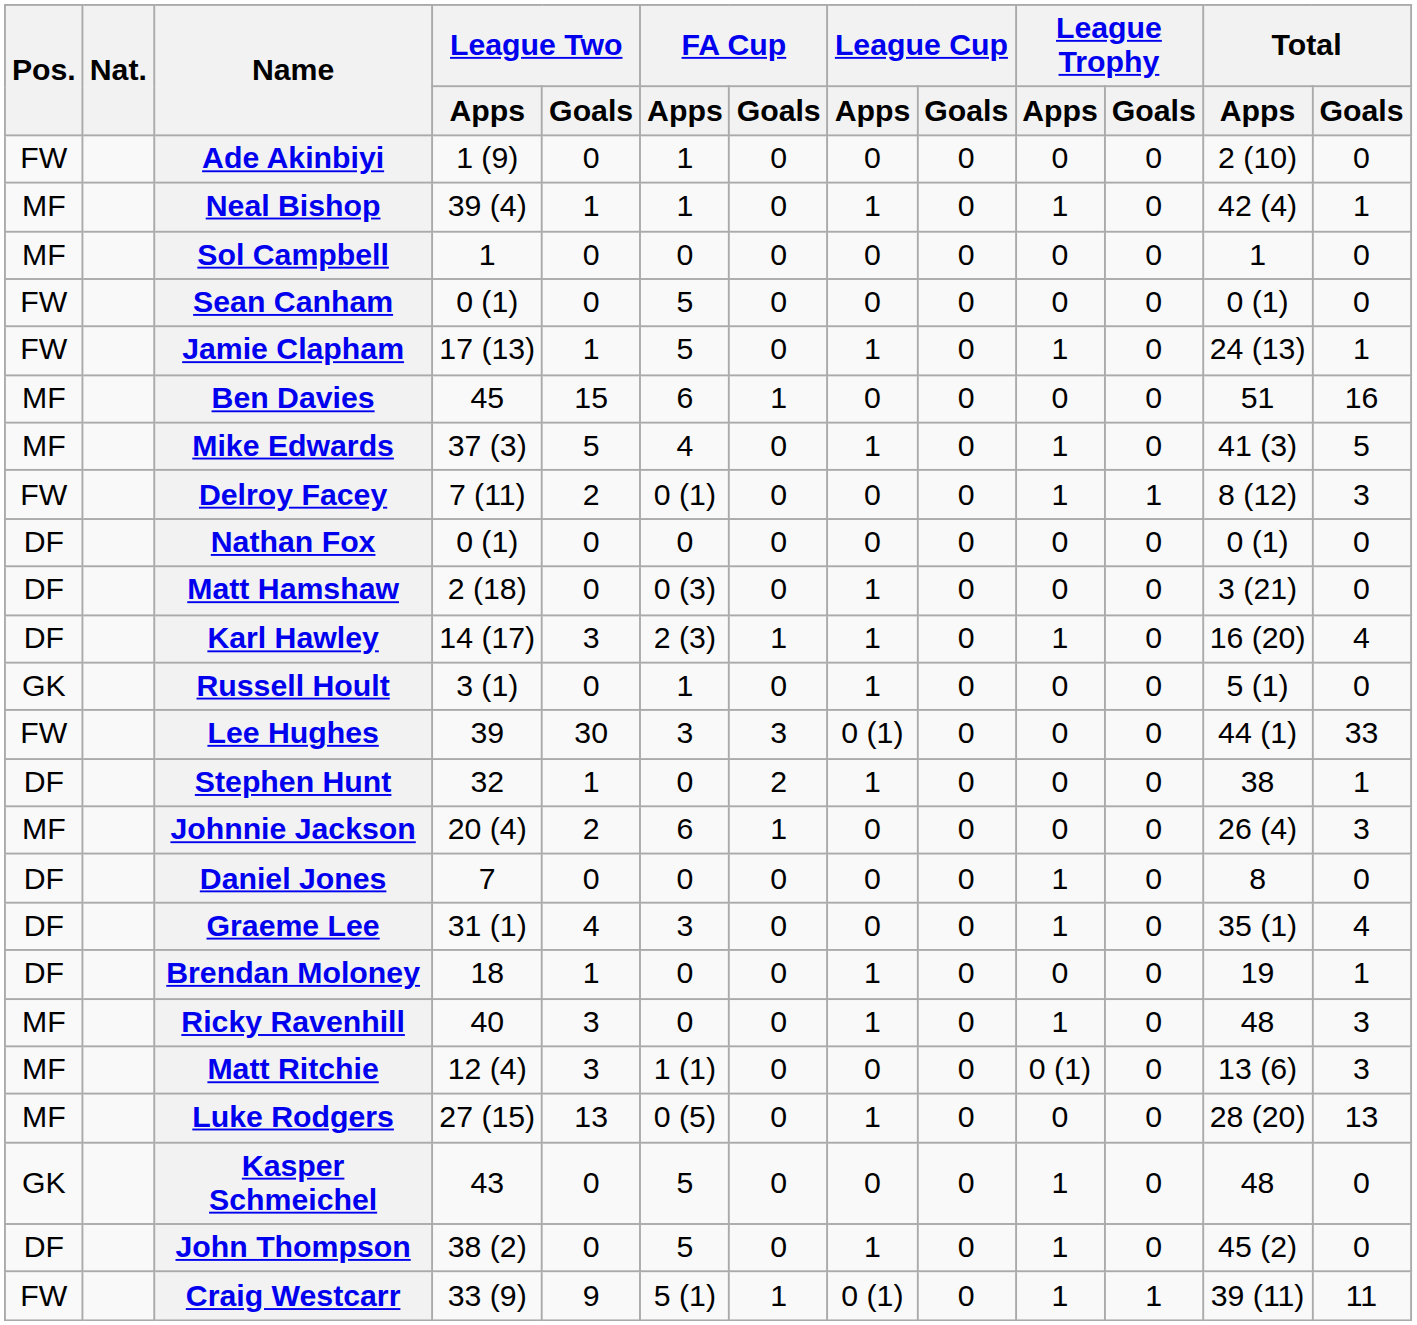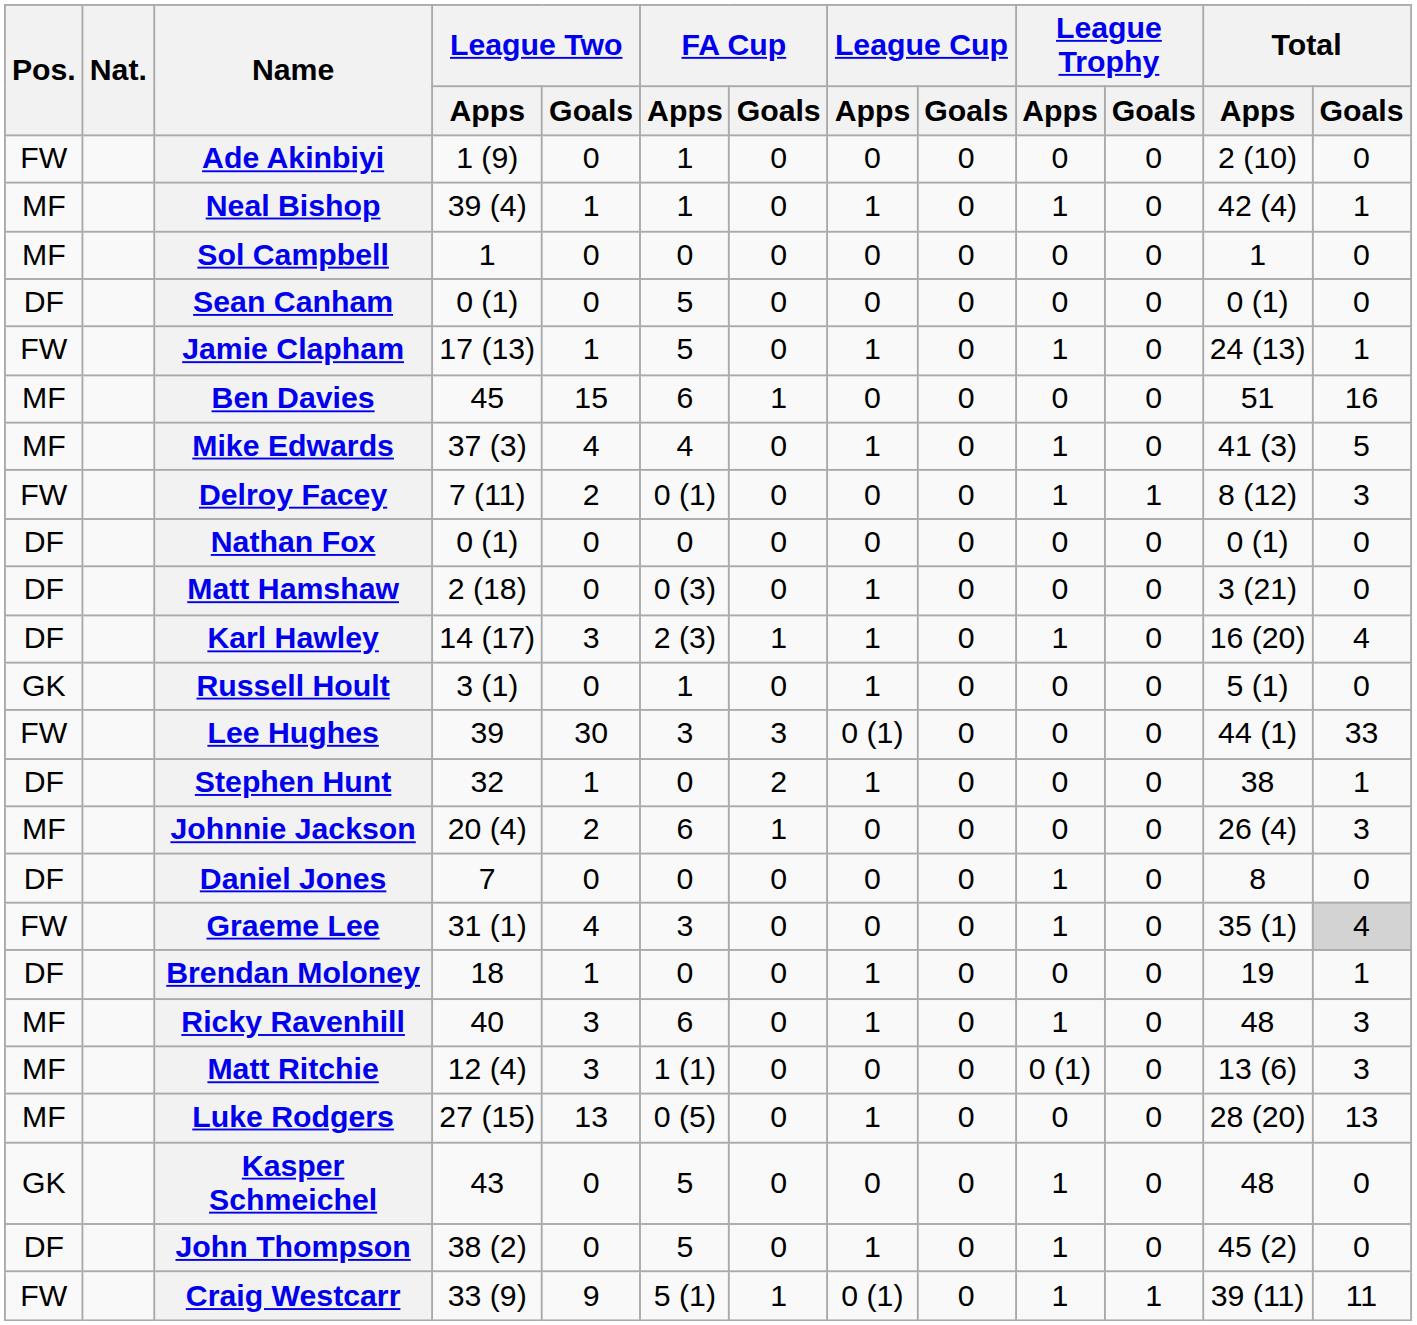(44, 302) FW -> (44, 302) DF
(591, 446) 5 -> (591, 446) 4
(44, 925) DF -> (44, 925) FW
(1361, 925) no background -> (1361, 925) lightgrey background
(685, 1021) 0 -> (685, 1021) 6
